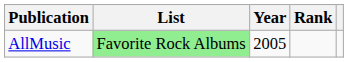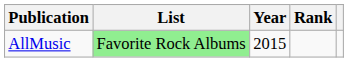(270, 43) 2005 -> (270, 43) 2015
